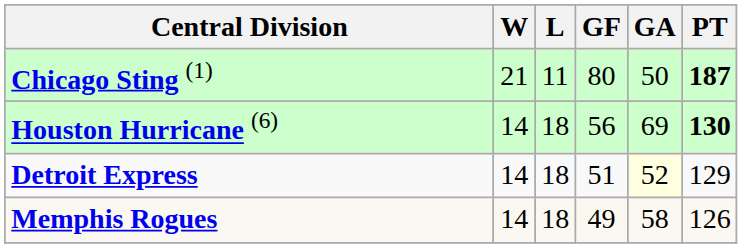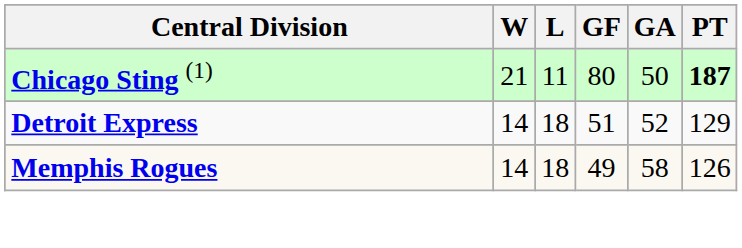- row: (145, 126)
(655, 175) lightyellow background -> (655, 123) no background
